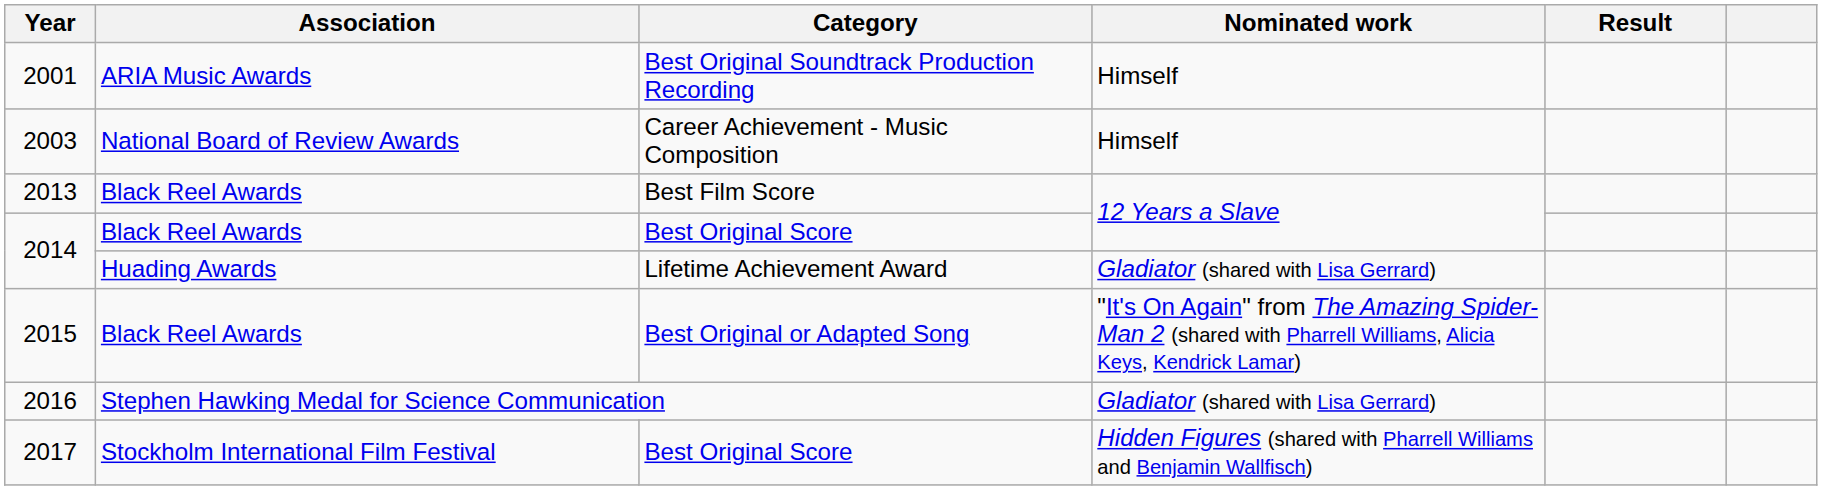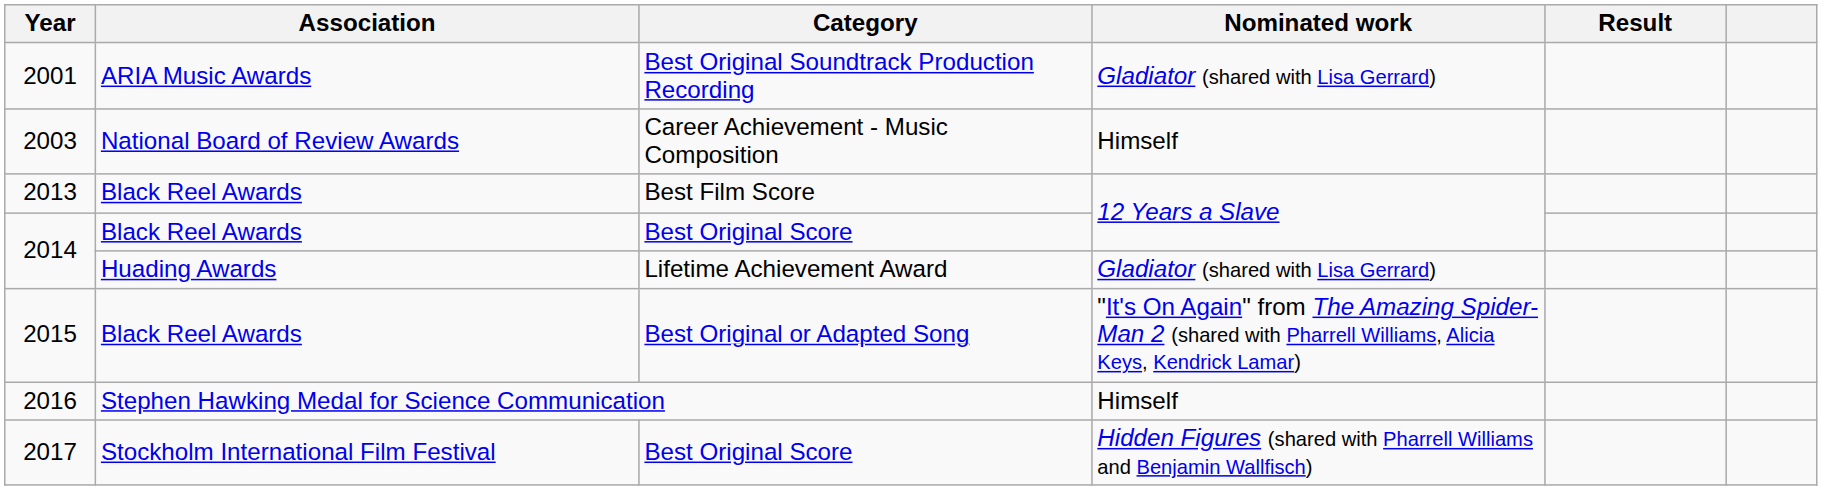(1138, 75) Himself -> (1267, 75) Gladiator (shared with Lisa Gerrard)
(1267, 400) Gladiator (shared with Lisa Gerrard) -> (1138, 400) Himself
